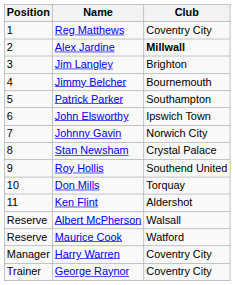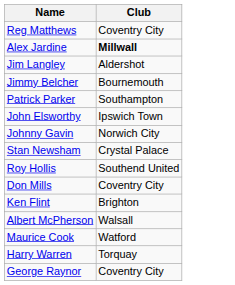- column: (28, 13)
(167, 64) Brighton -> (121, 64) Aldershot
(166, 185) Torquay -> (131, 185) Coventry City
(169, 202) Aldershot -> (119, 202) Brighton
(179, 254) Coventry City -> (118, 254) Torquay
